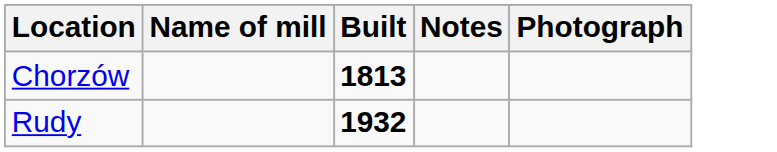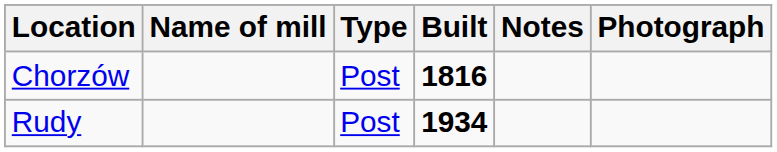+ column: (374, 28)
(373, 75) 1813 -> (454, 75) 1816
(373, 122) 1932 -> (454, 122) 1934
